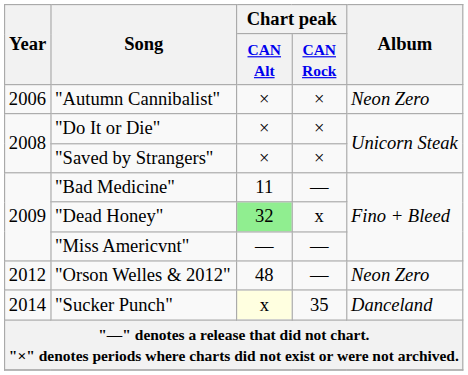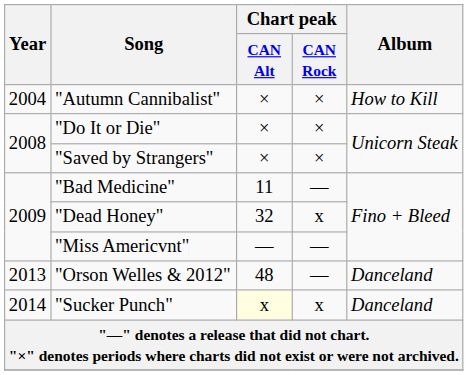(27, 98) 2006 -> (27, 98) 2004
(390, 98) Neon Zero -> (394, 98) How to Kill
(264, 216) lightgreen background -> (264, 216) no background
(27, 275) 2012 -> (27, 275) 2013
(390, 275) Neon Zero -> (392, 275) Danceland
(319, 305) 35 -> (319, 305) x
